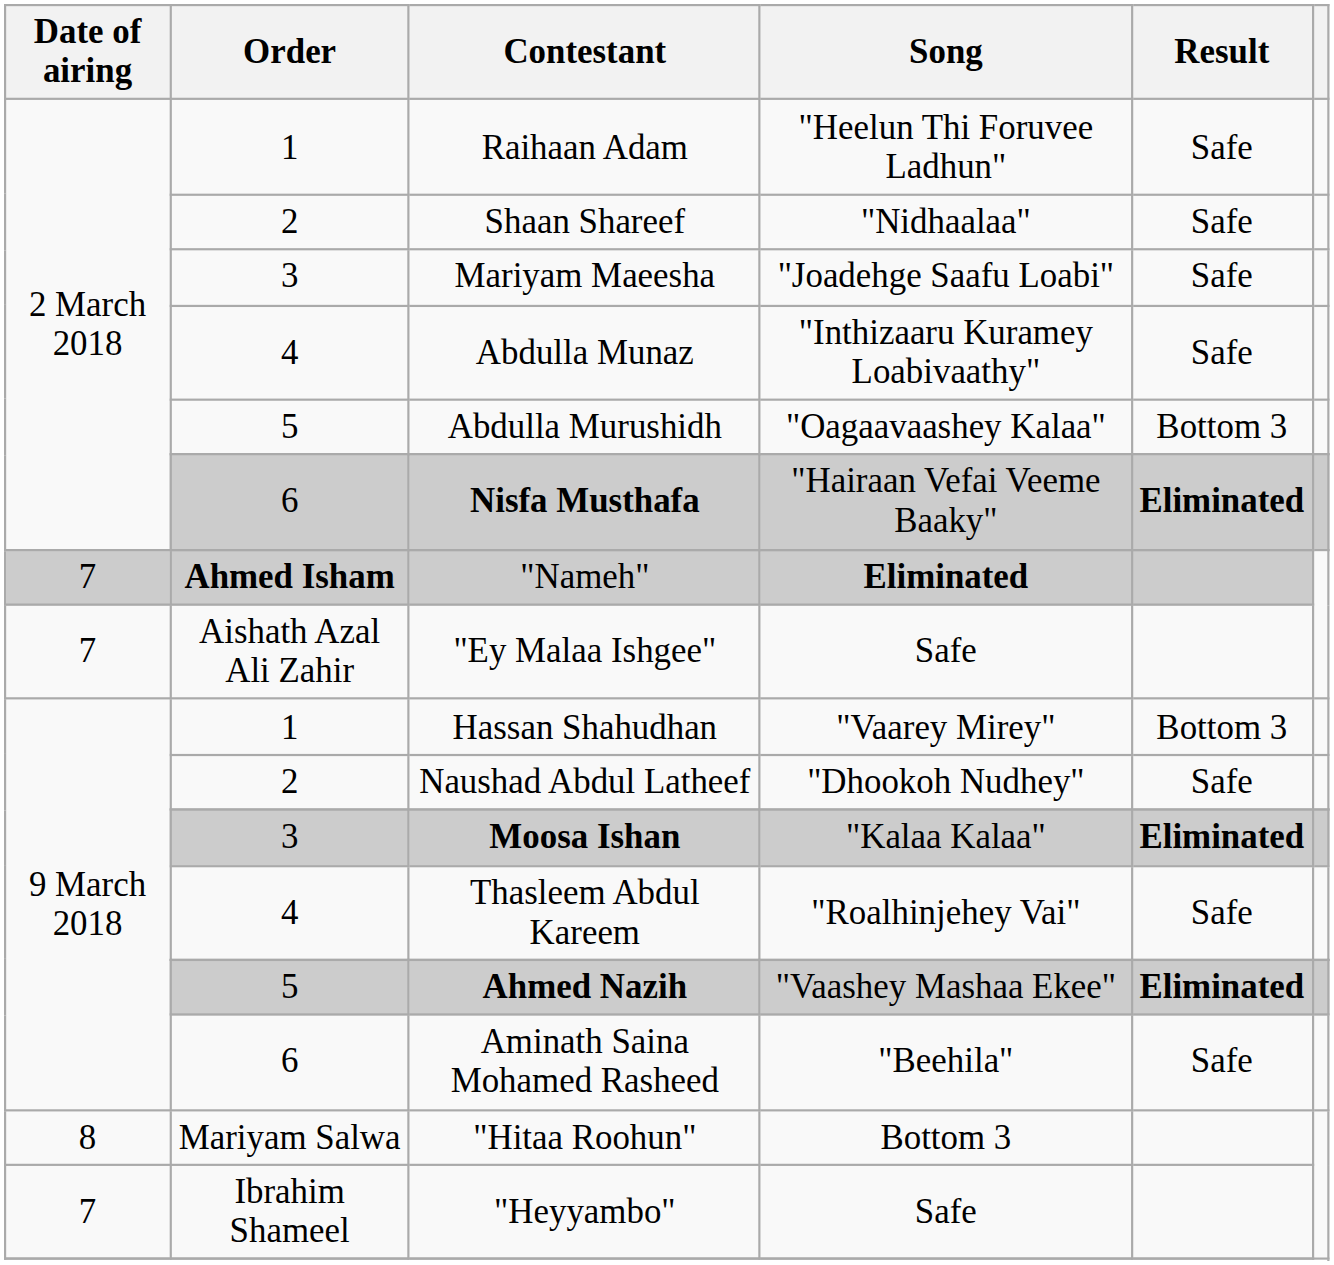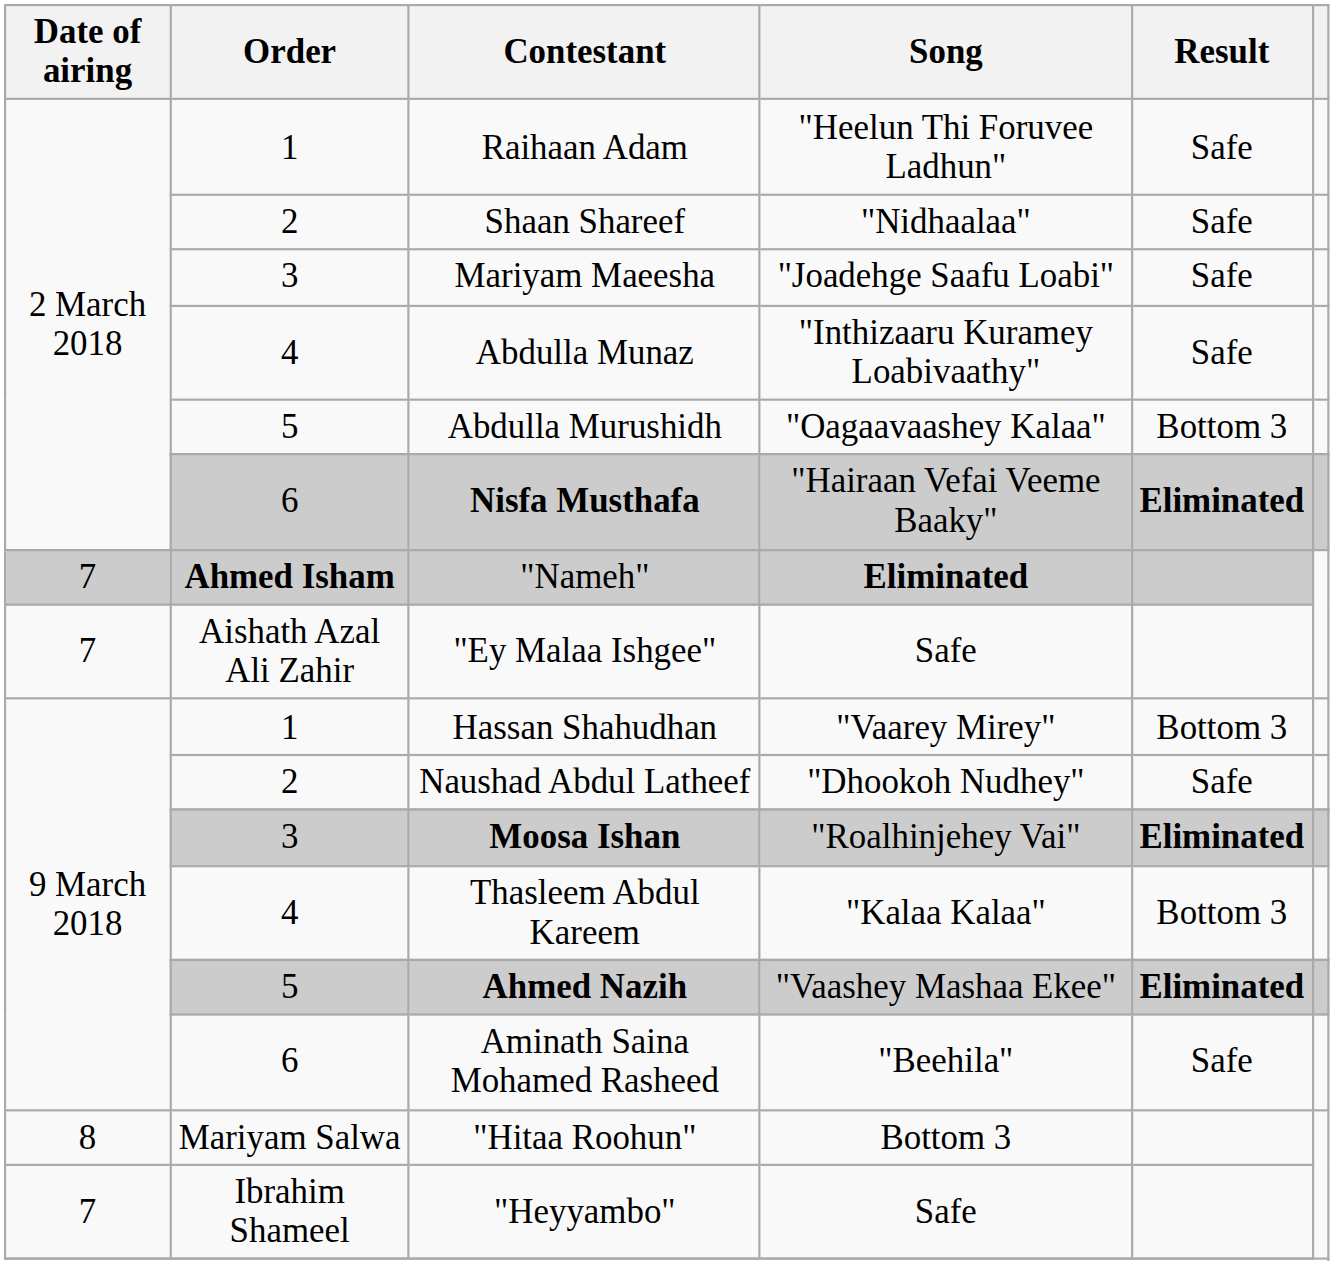(946, 836) "Kalaa Kalaa" -> (946, 836) "Roalhinjehey Vai"
(946, 911) "Roalhinjehey Vai" -> (946, 911) "Kalaa Kalaa"
(1222, 911) Safe -> (1222, 911) Bottom 3
